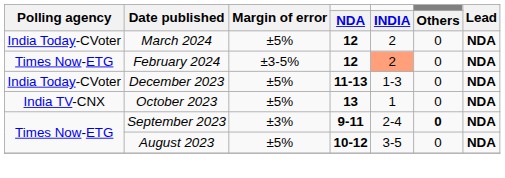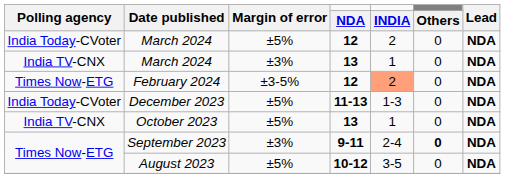+ row: (177, 61)
